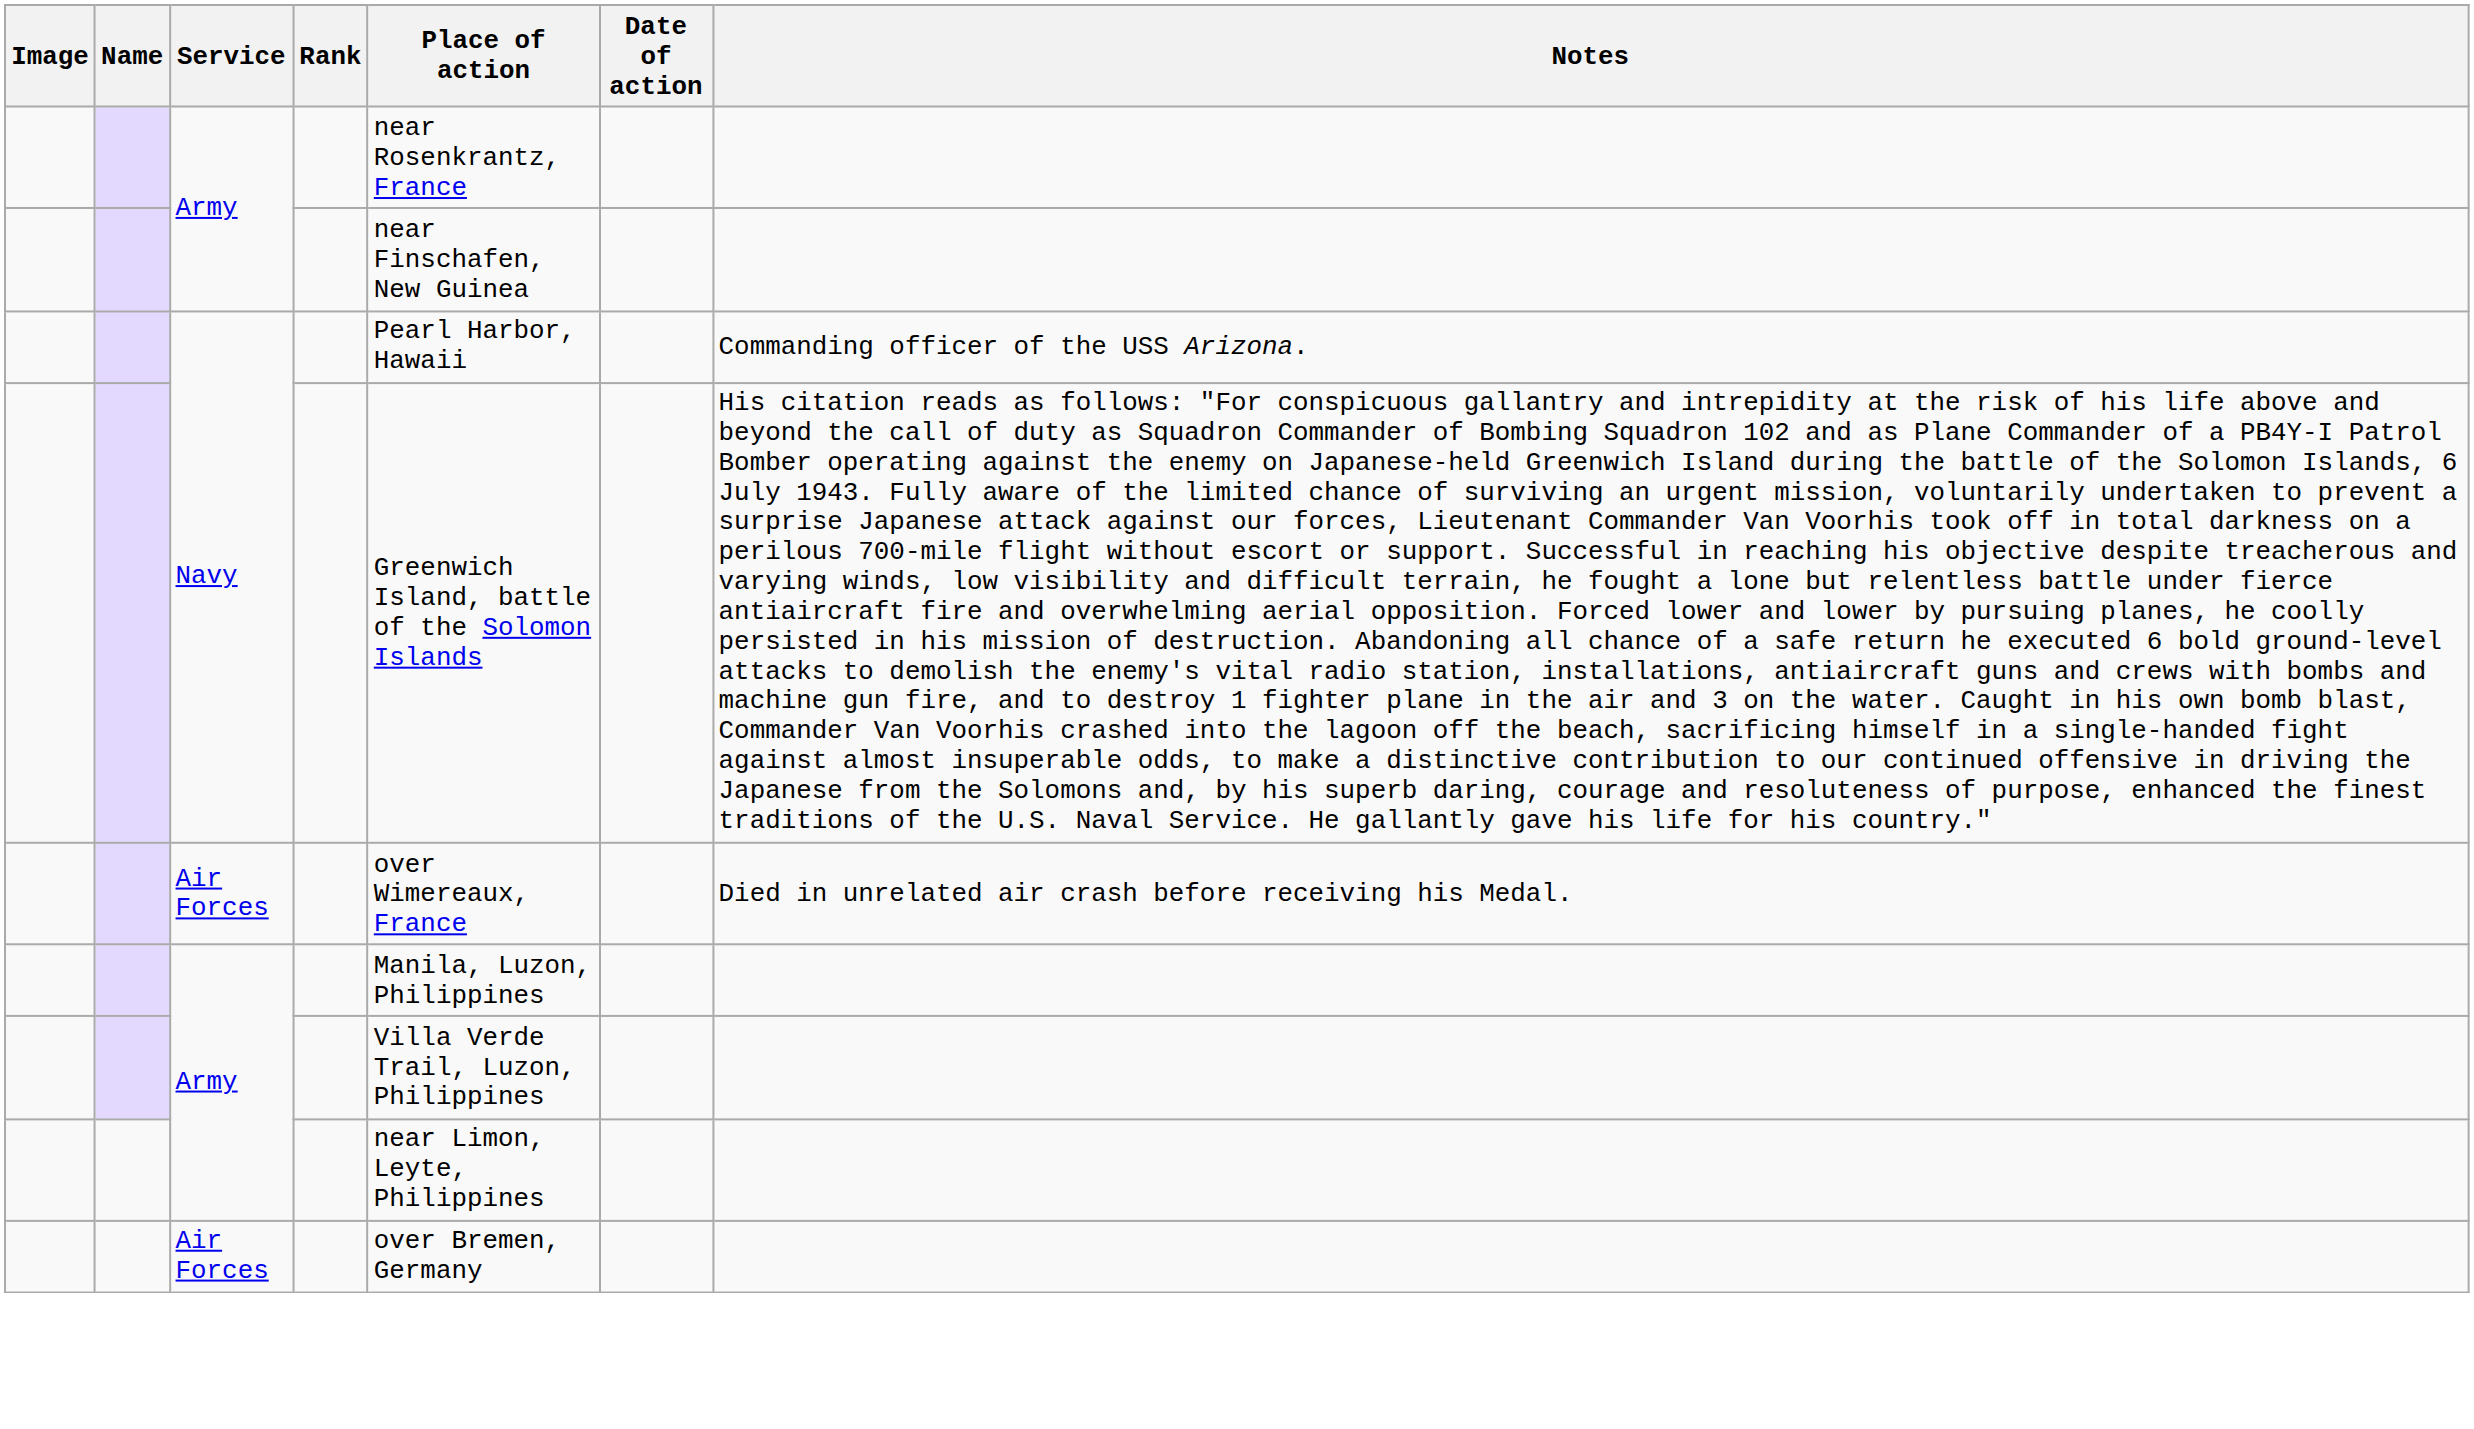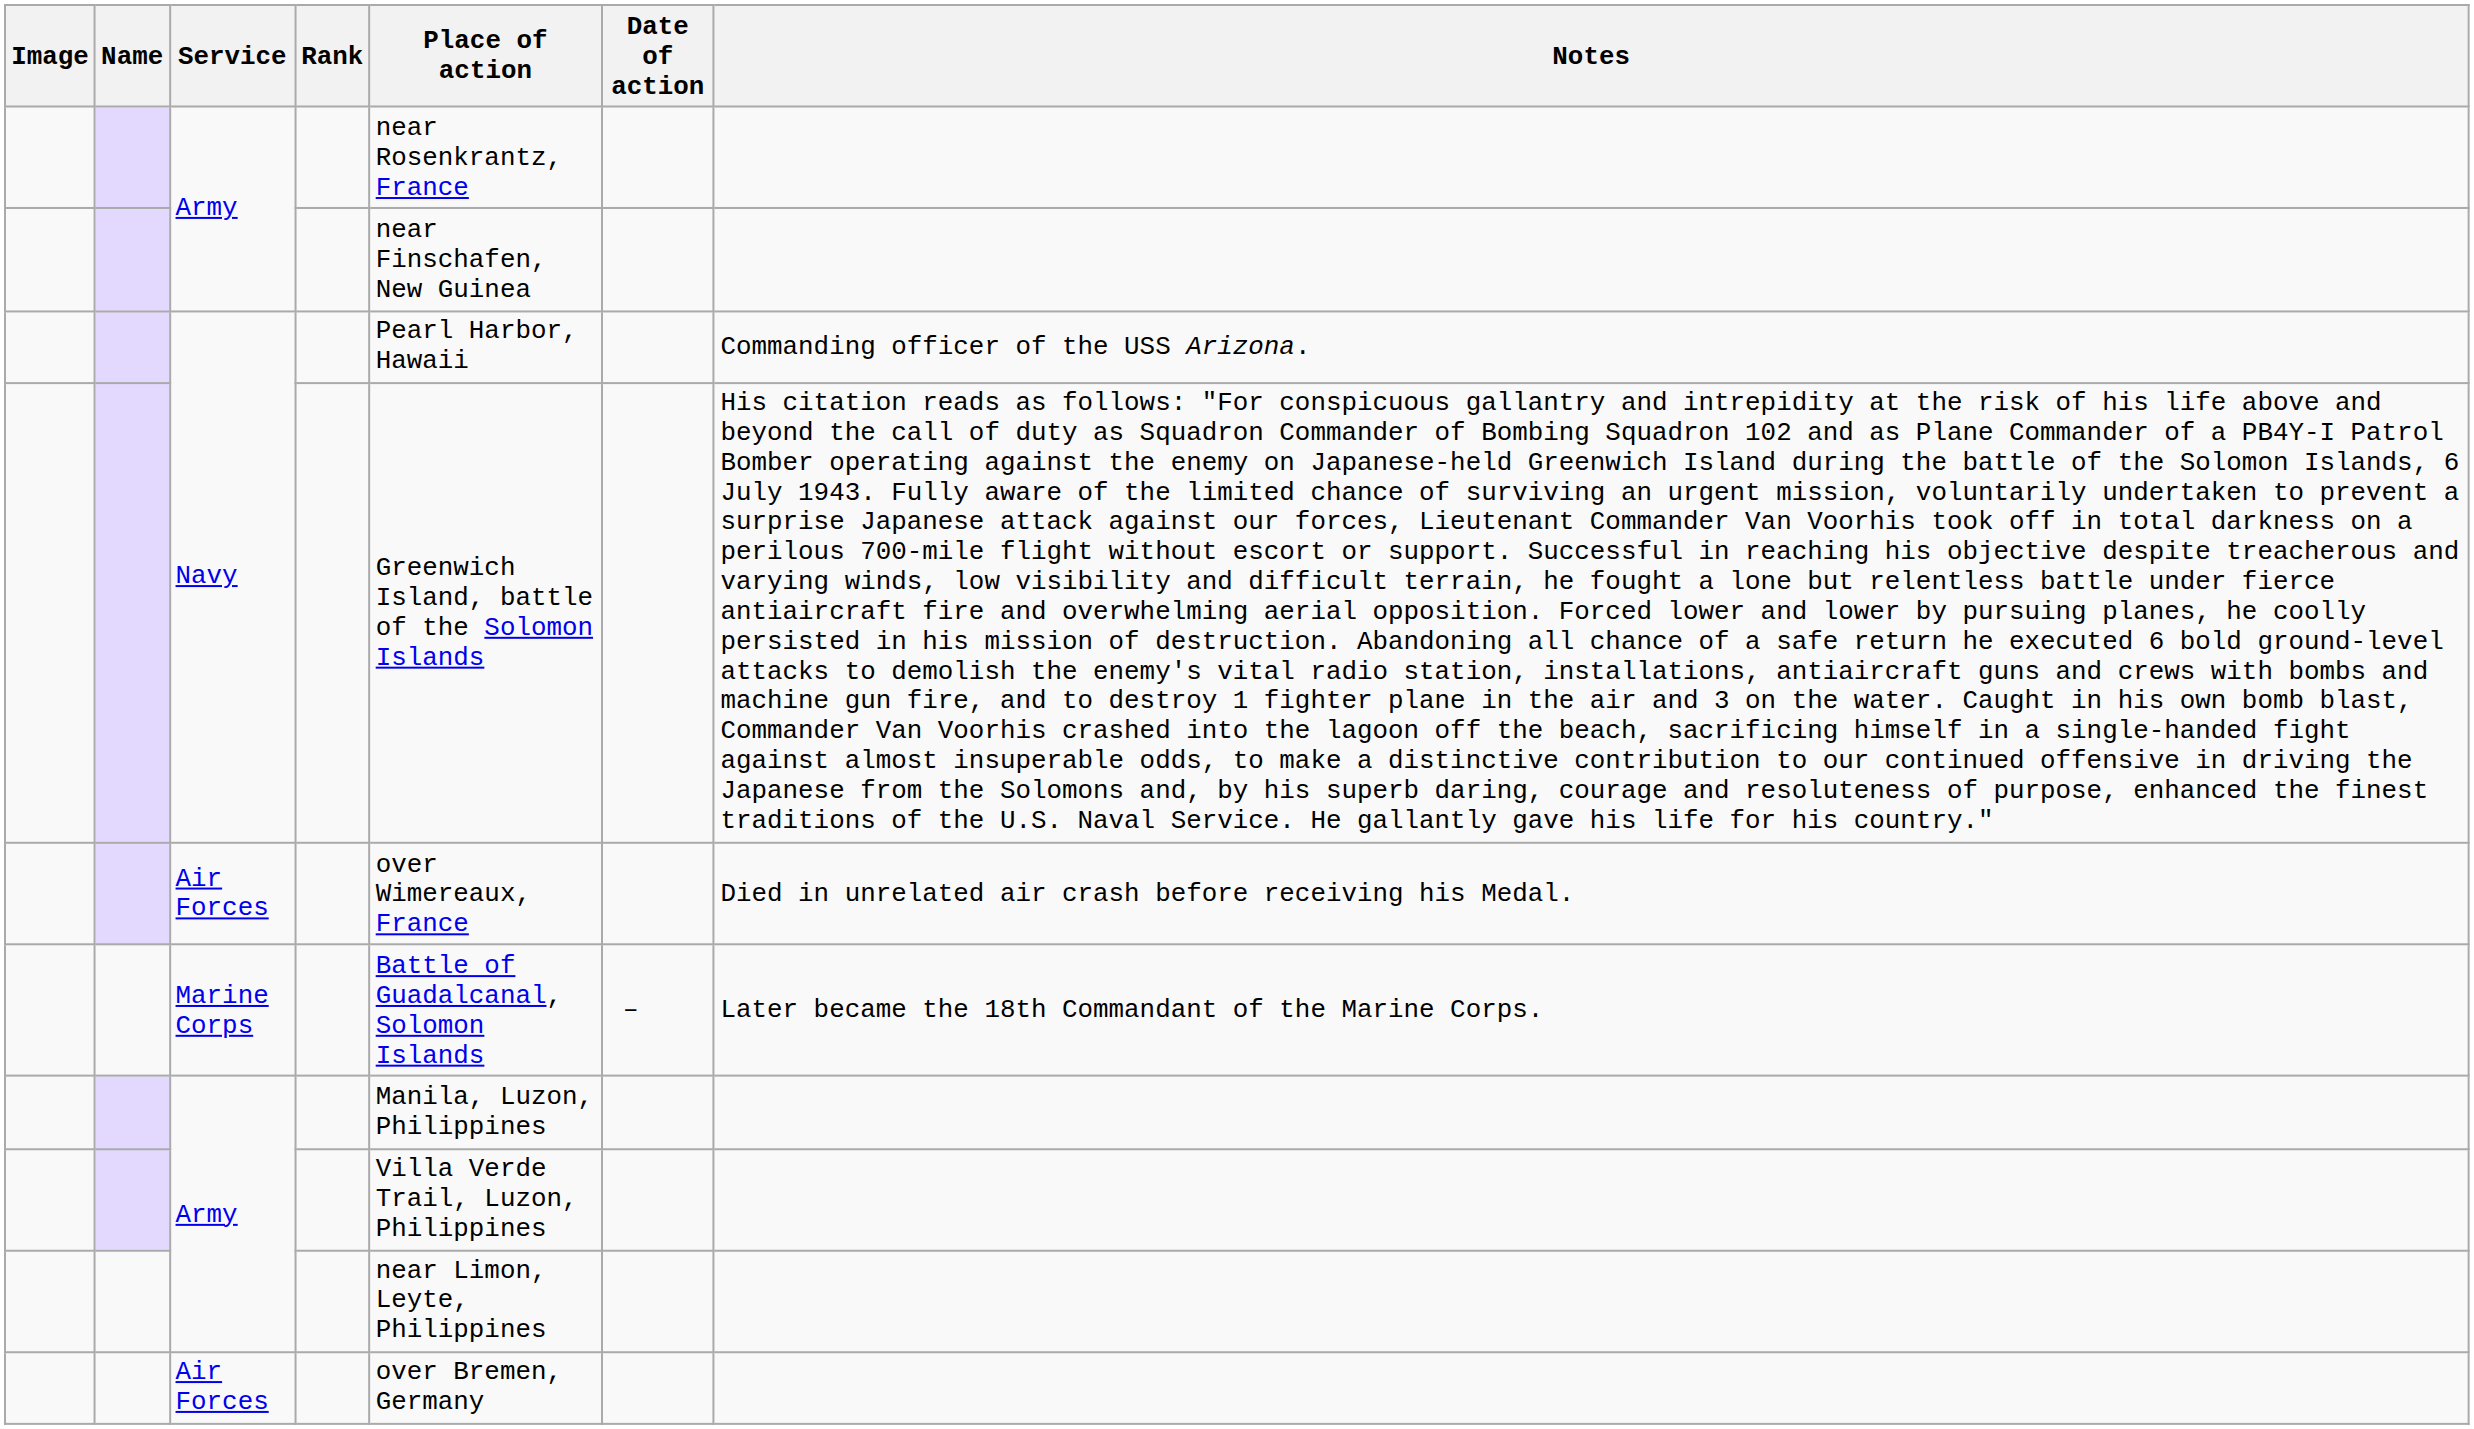+ row: (50, 1010)
